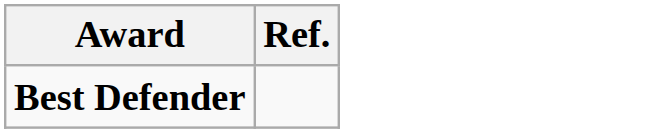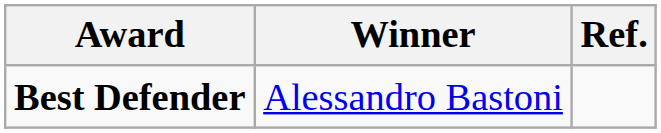+ column: (413, 34)
